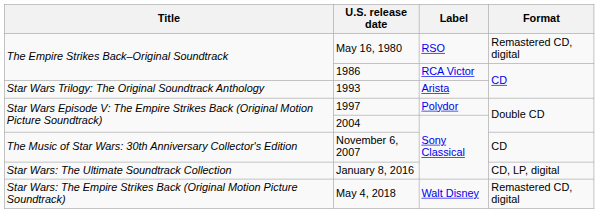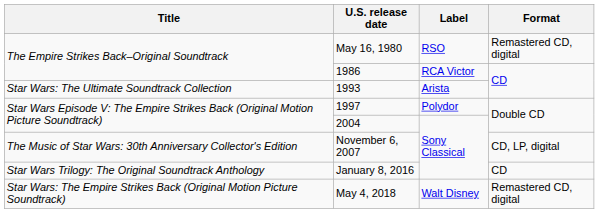(136, 89) Star Wars Trilogy: The Original Soundtrack Anthology -> (119, 89) Star Wars: The Ultimate Soundtrack Collection
(499, 147) CD -> (525, 147) CD, LP, digital
(119, 170) Star Wars: The Ultimate Soundtrack Collection -> (136, 170) Star Wars Trilogy: The Original Soundtrack Anthology
(525, 170) CD, LP, digital -> (499, 170) CD
